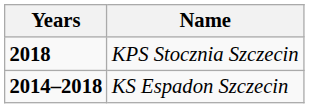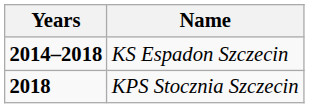rows swapped: (200, 86) <-> (205, 53)
